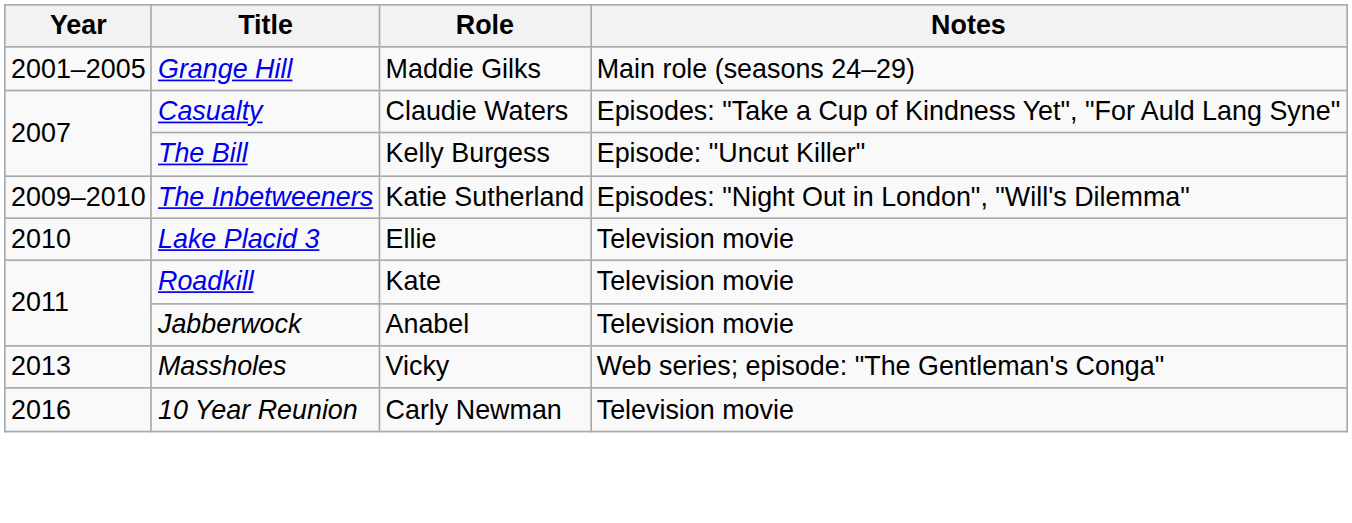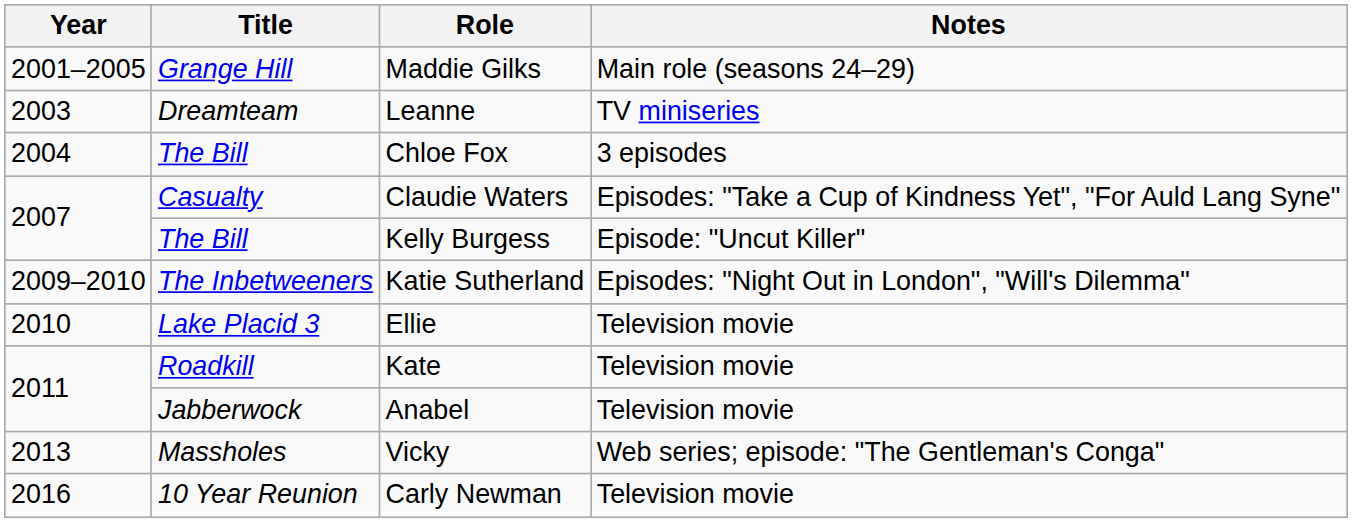+ row: (430, 111)
+ row: (447, 153)
